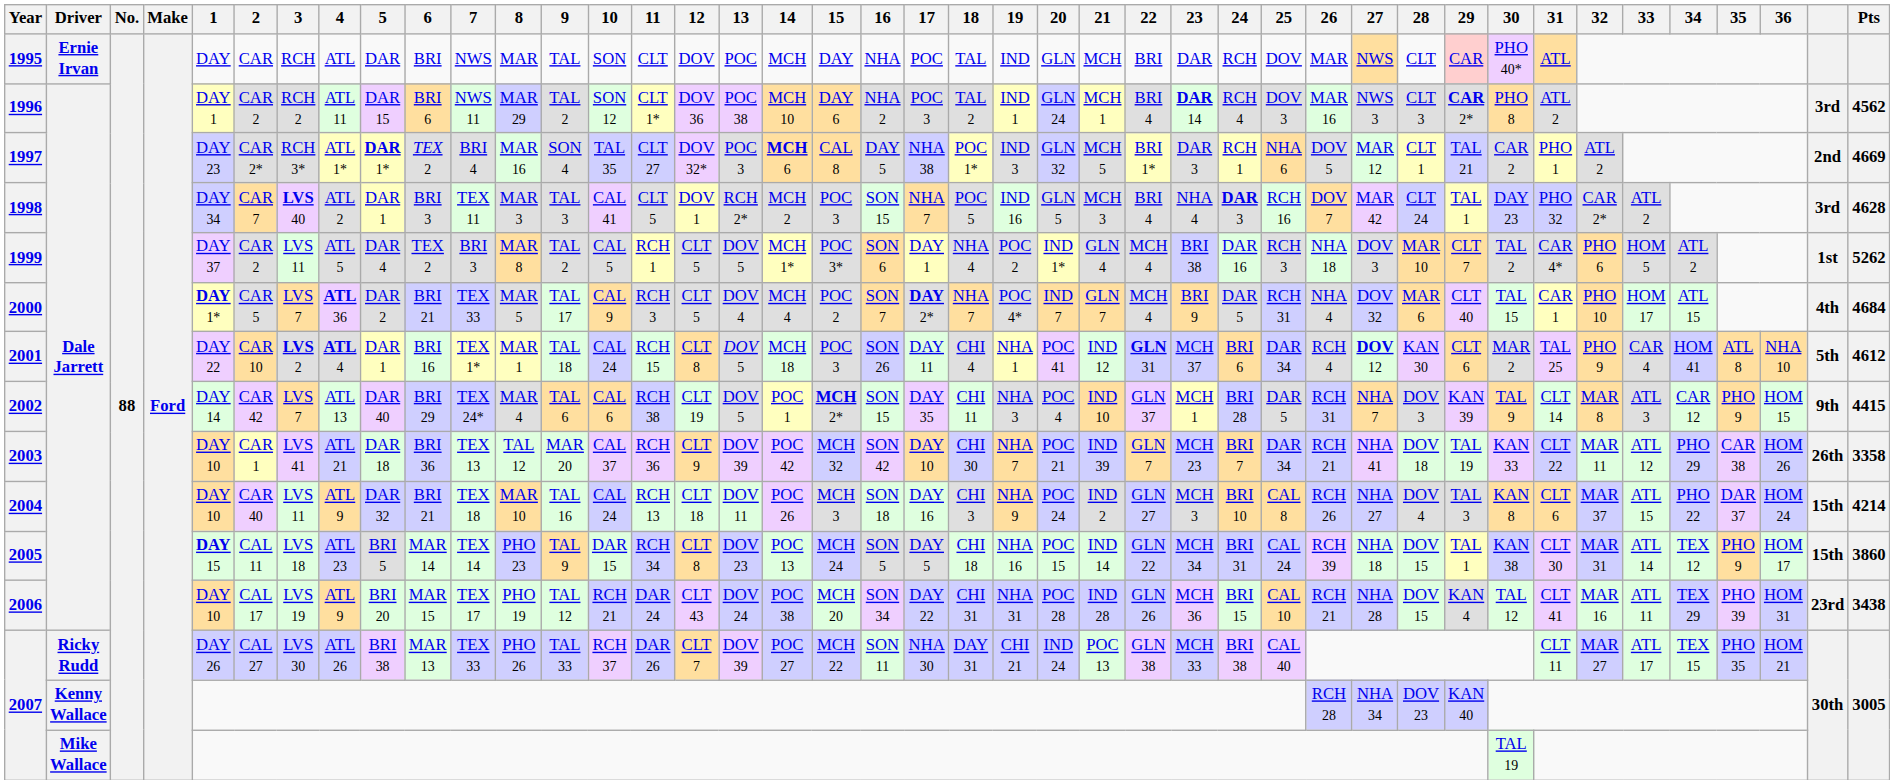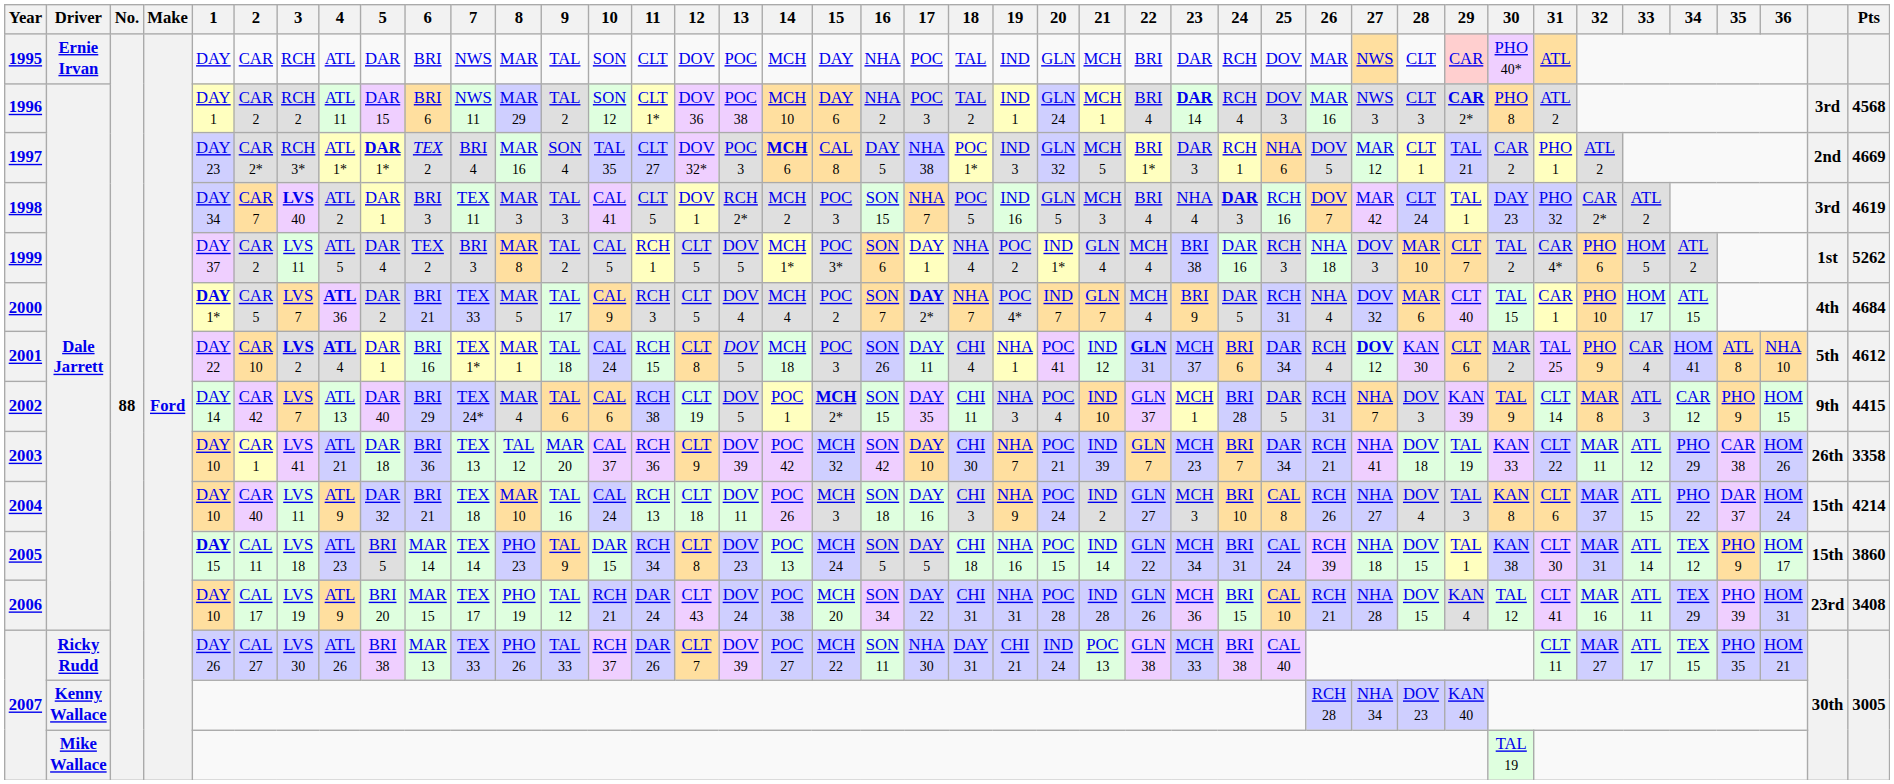(1869, 107) 4562 -> (1869, 107) 4568
(1869, 207) 4628 -> (1869, 207) 4619
(1869, 605) 3438 -> (1869, 605) 3408
